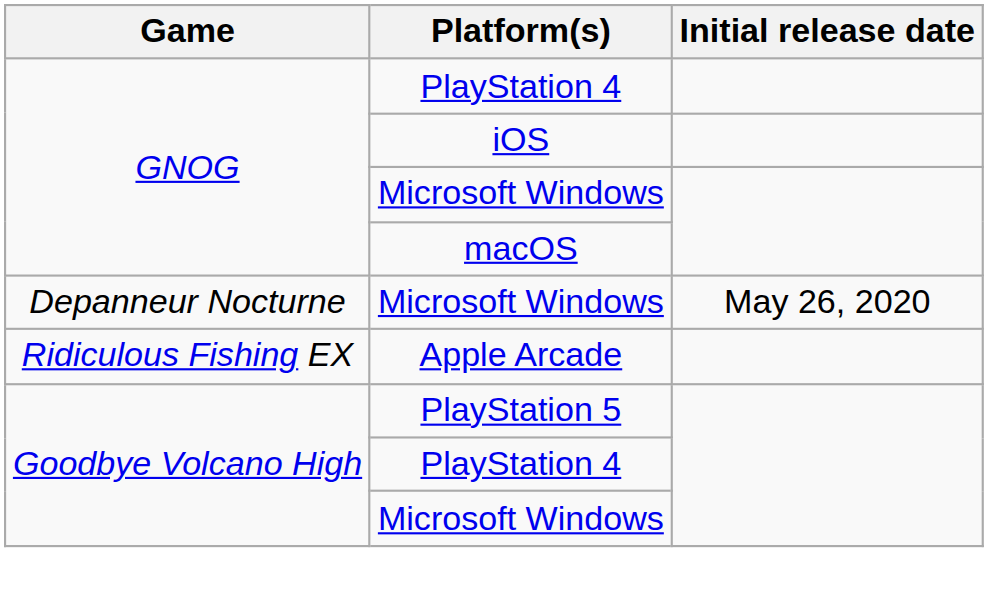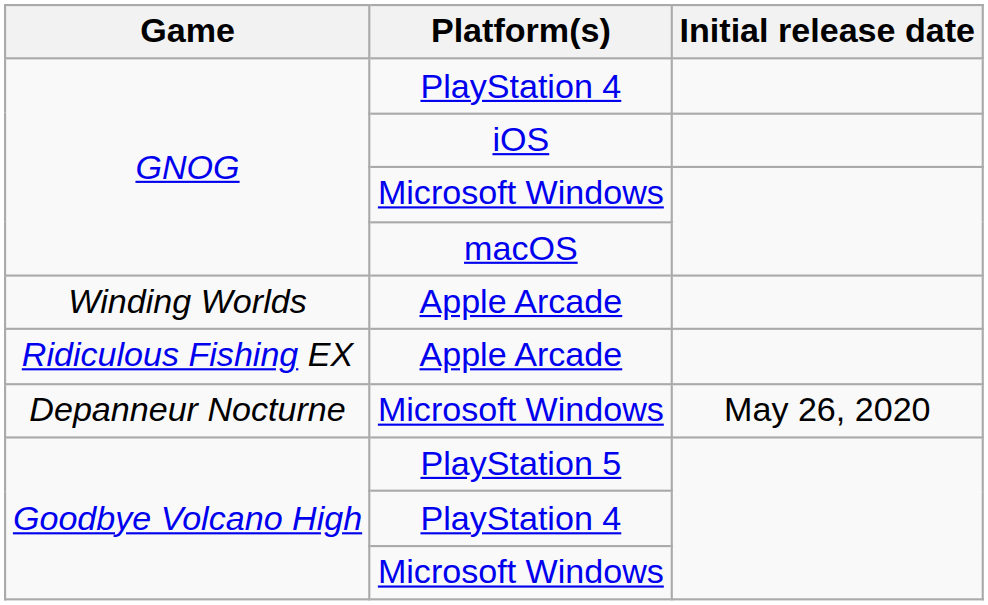+ row: (188, 301)
rows swapped: (188, 301) <-> (188, 355)
